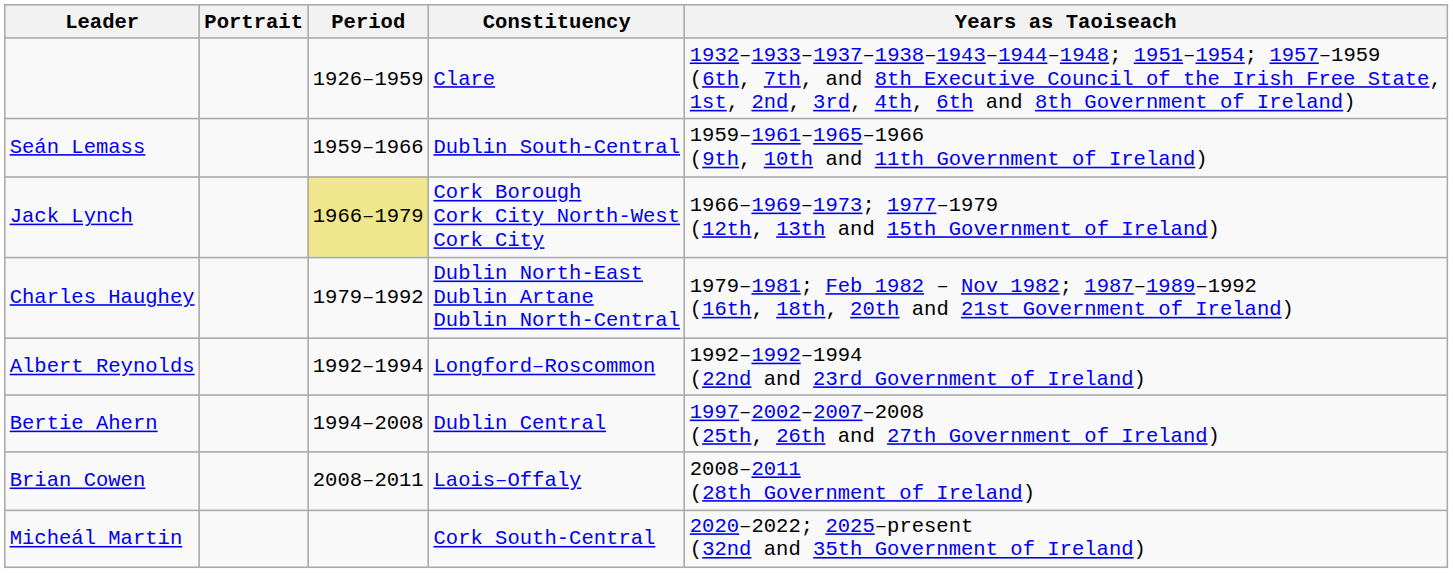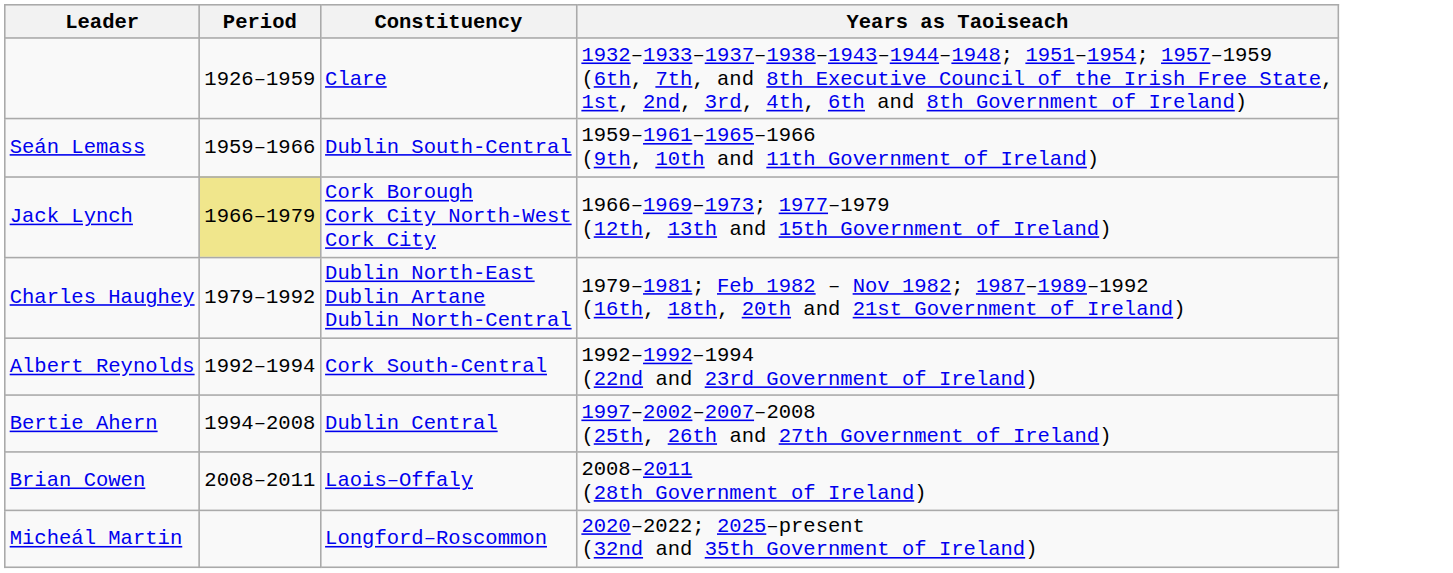- column: (254, 22)
(544, 367) Longford–Roscommon -> (436, 367) Cork South-Central
(544, 538) Cork South-Central -> (436, 538) Longford–Roscommon
